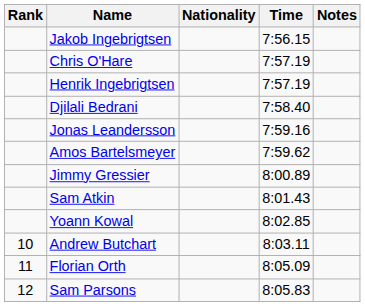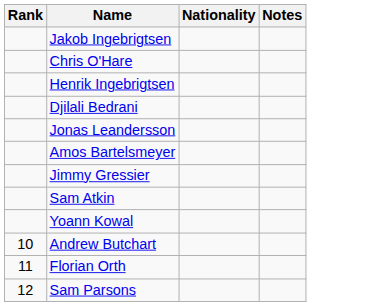- column: (286, 15)
